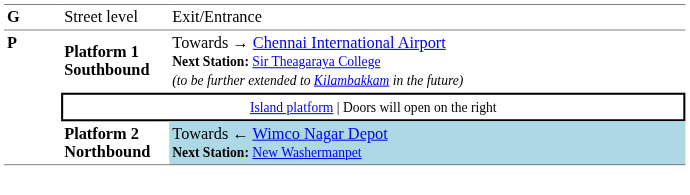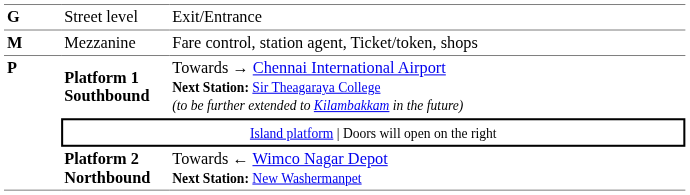+ row: (100, 42)
(280, 142) lightblue background -> (280, 168) no background
